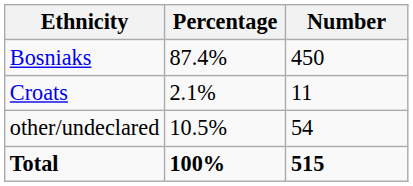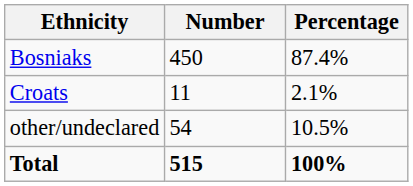columns swapped: (347, 22) <-> (225, 22)
